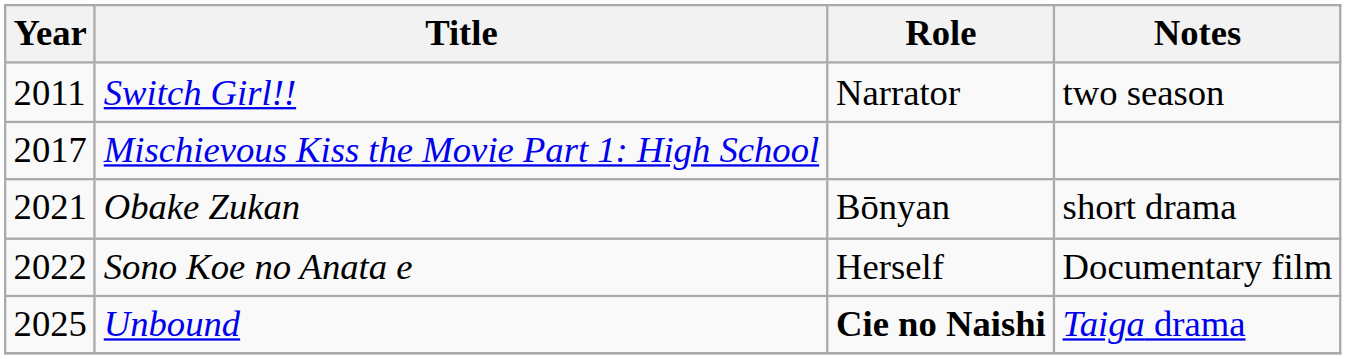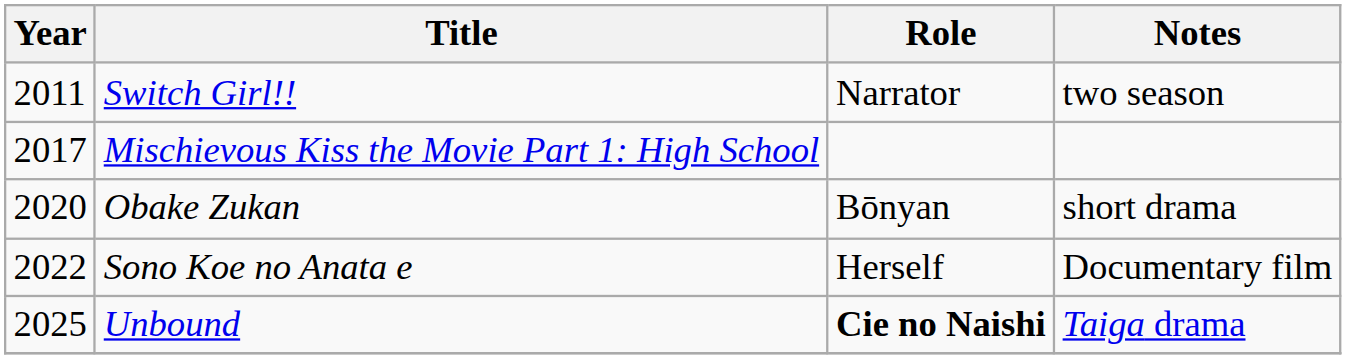(50, 207) 2021 -> (50, 207) 2020
